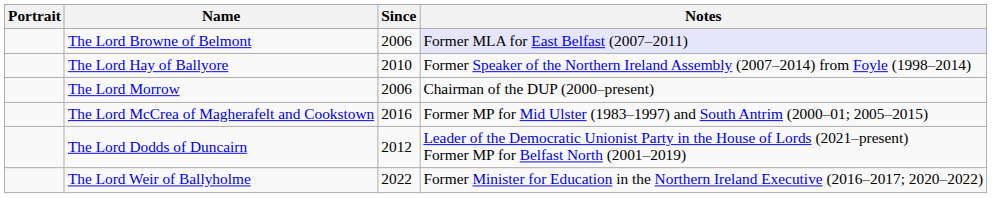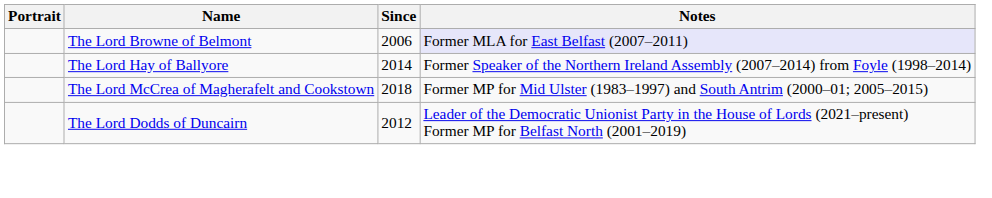(397, 65) 2010 -> (397, 65) 2014
- row: (124, 89)
(397, 114) 2016 -> (397, 89) 2018
- row: (159, 180)
